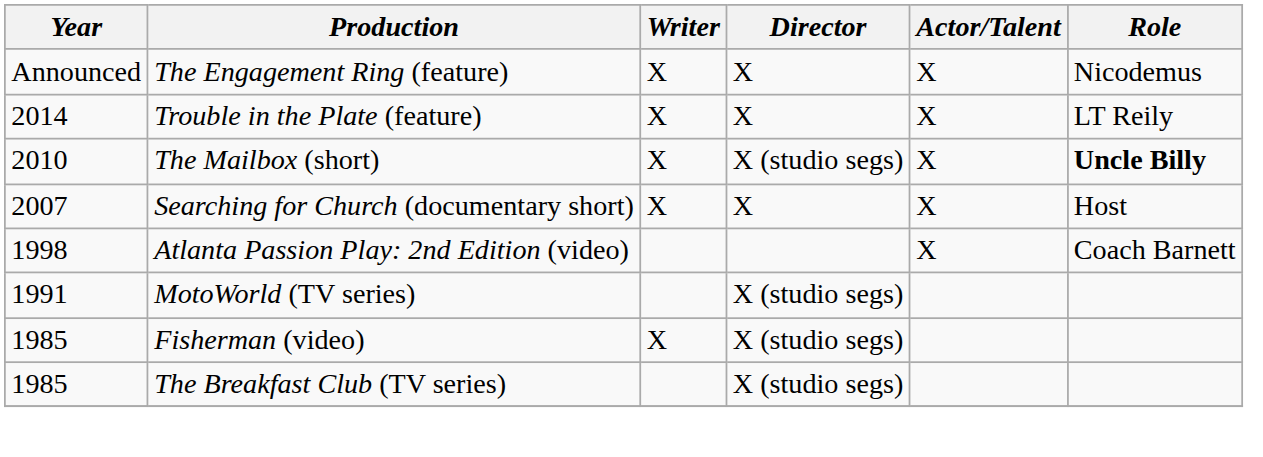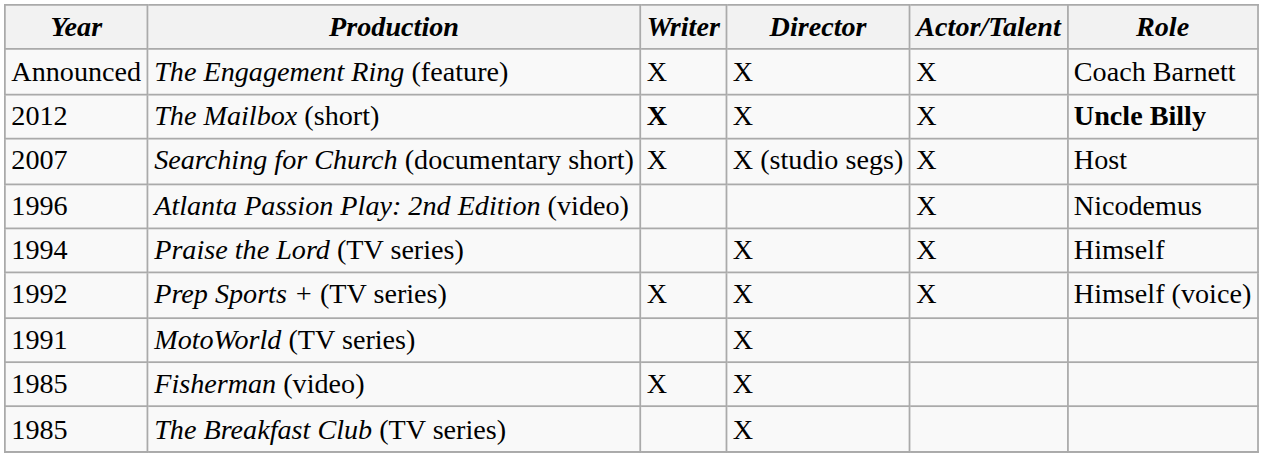(1138, 71) Nicodemus -> (1155, 71) Coach Barnett
- row: (318, 116)
(40, 160) 2010 -> (40, 116) 2012
(657, 160) normal -> (657, 116) bold
(818, 160) X (studio segs) -> (743, 116) X
(743, 205) X -> (818, 160) X (studio segs)
(40, 250) 1998 -> (40, 205) 1996
(1155, 250) Coach Barnett -> (1138, 205) Nicodemus
+ row: (309, 250)
+ row: (301, 294)
(818, 294) X (studio segs) -> (743, 339) X
(818, 339) X (studio segs) -> (743, 384) X
(818, 384) X (studio segs) -> (743, 428) X
